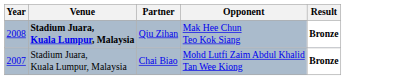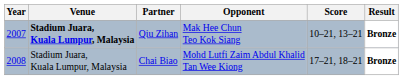+ column: (336, 12)
(16, 34) 2008 -> (16, 34) 2007
(16, 61) 2007 -> (16, 61) 2008
